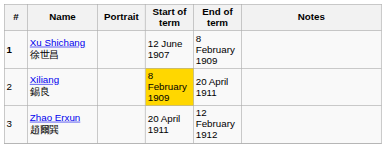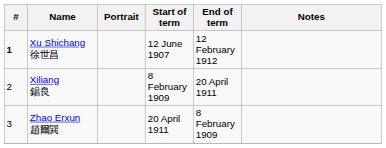(215, 49) 8 February 1909 -> (215, 49) 12 February 1912
(167, 87) gold background -> (167, 87) no background
(215, 124) 12 February 1912 -> (215, 124) 8 February 1909
